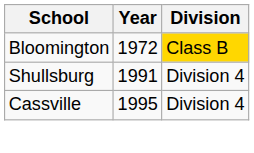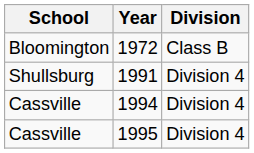(197, 47) gold background -> (197, 47) no background
+ row: (138, 104)
